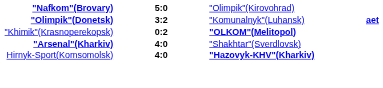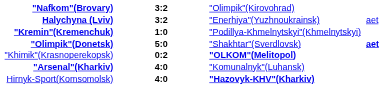(161, 8) 5:0 -> (161, 8) 3:2
+ row: (78, 20)
+ row: (64, 32)
(161, 20) 3:2 -> (161, 43) 5:0
(257, 20) "Komunalnyk"(Luhansk) -> (255, 43) "Shakhtar"(Sverdlovsk)
(255, 43) "Shakhtar"(Sverdlovsk) -> (257, 67) "Komunalnyk"(Luhansk)
